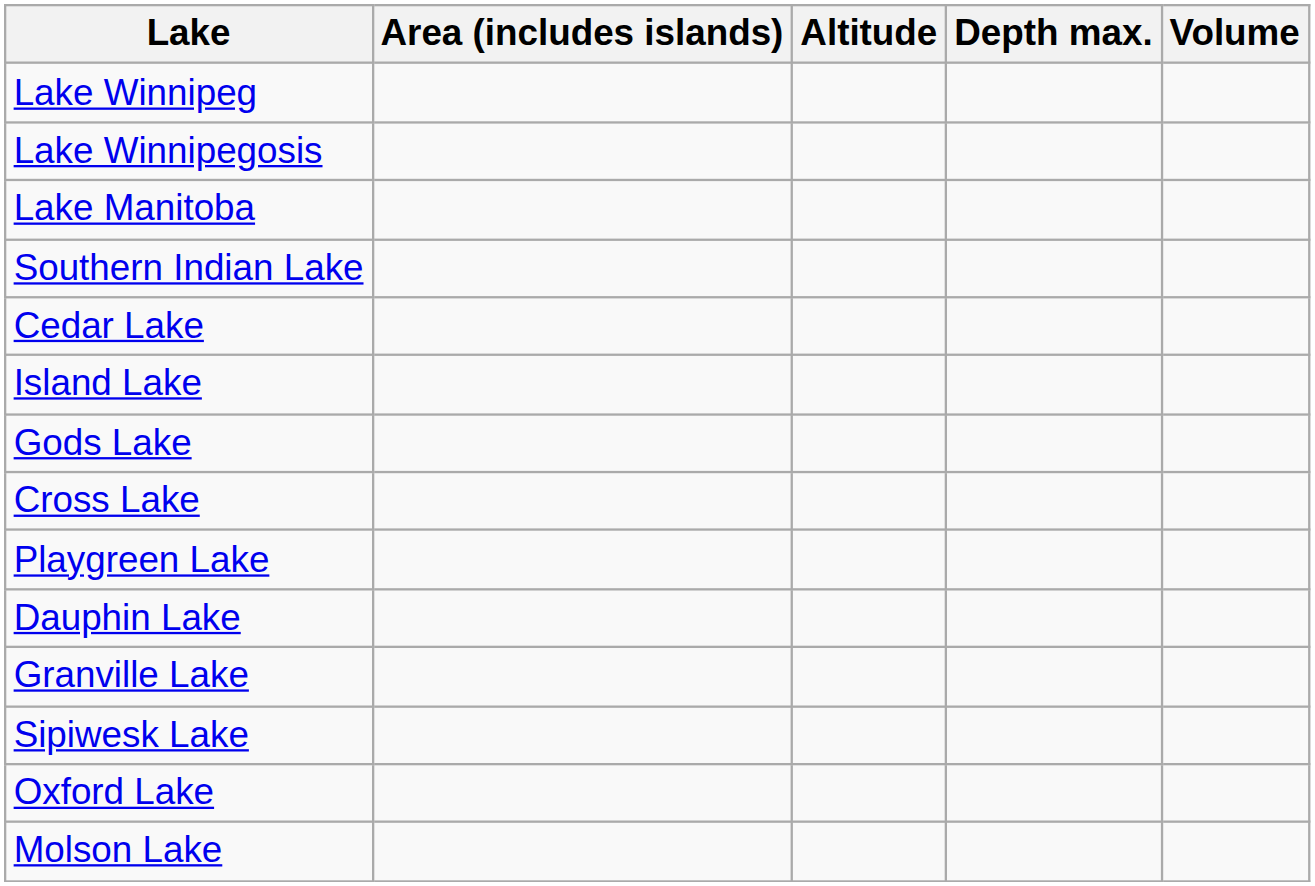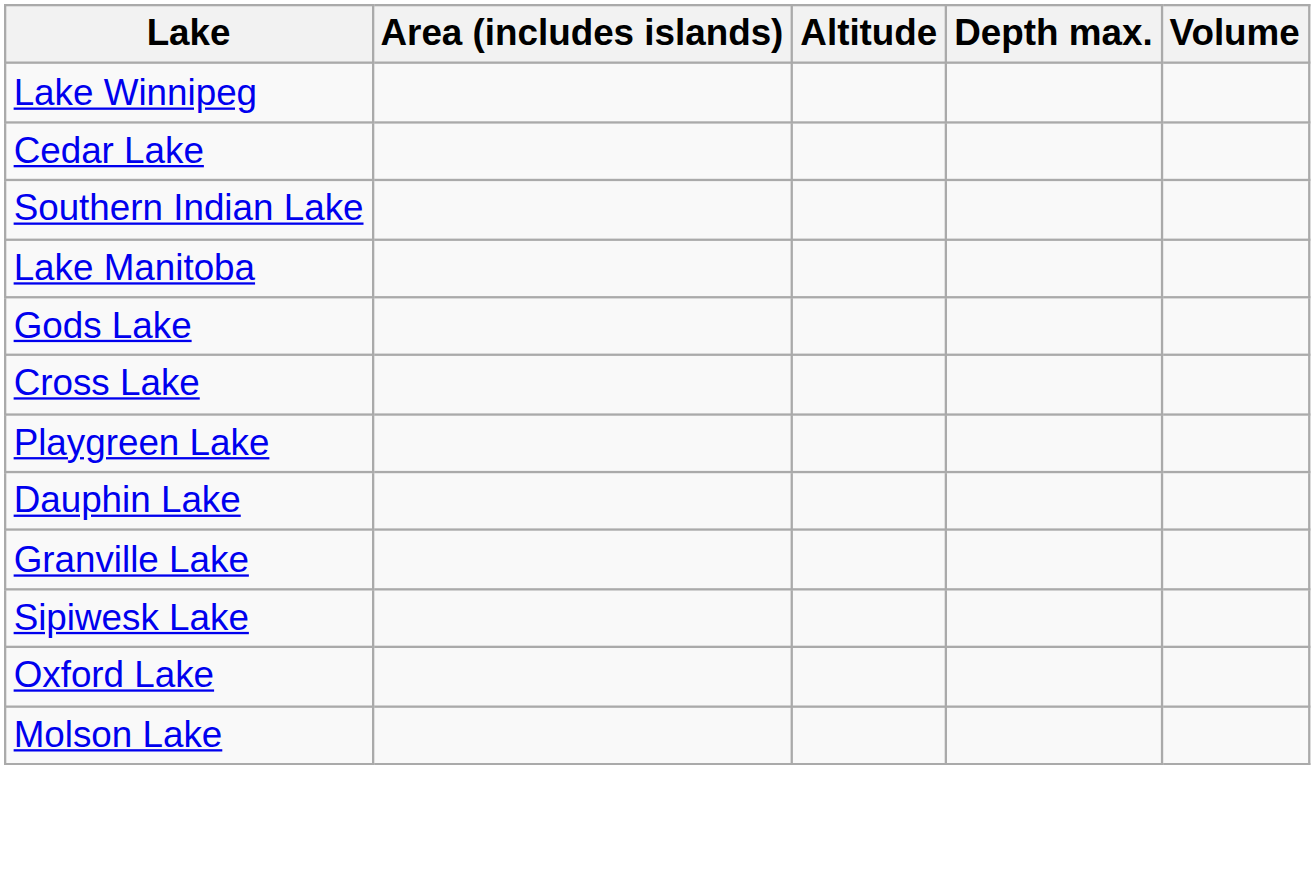- row: (168, 150)
rows swapped: (134, 208) <-> (109, 325)
- row: (108, 383)
